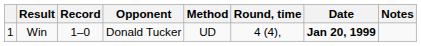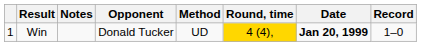columns swapped: (80, 14) <-> (397, 14)
(268, 32) no background -> (260, 32) gold background
